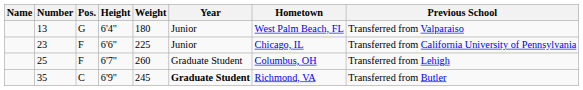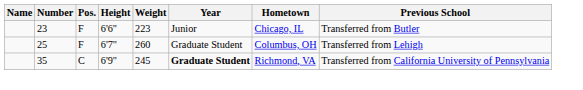- row: (42, 28)
(143, 45) 225 -> (143, 28) 223
(462, 45) Transferred from California University of Pennsylvania -> (370, 28) Transferred from Butler
(397, 77) Transferred from Butler -> (435, 61) Transferred from California University of Pennsylvania
